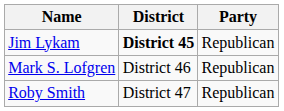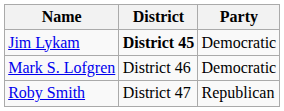(238, 42) Republican -> (239, 42) Democratic
(238, 67) Republican -> (239, 67) Democratic
